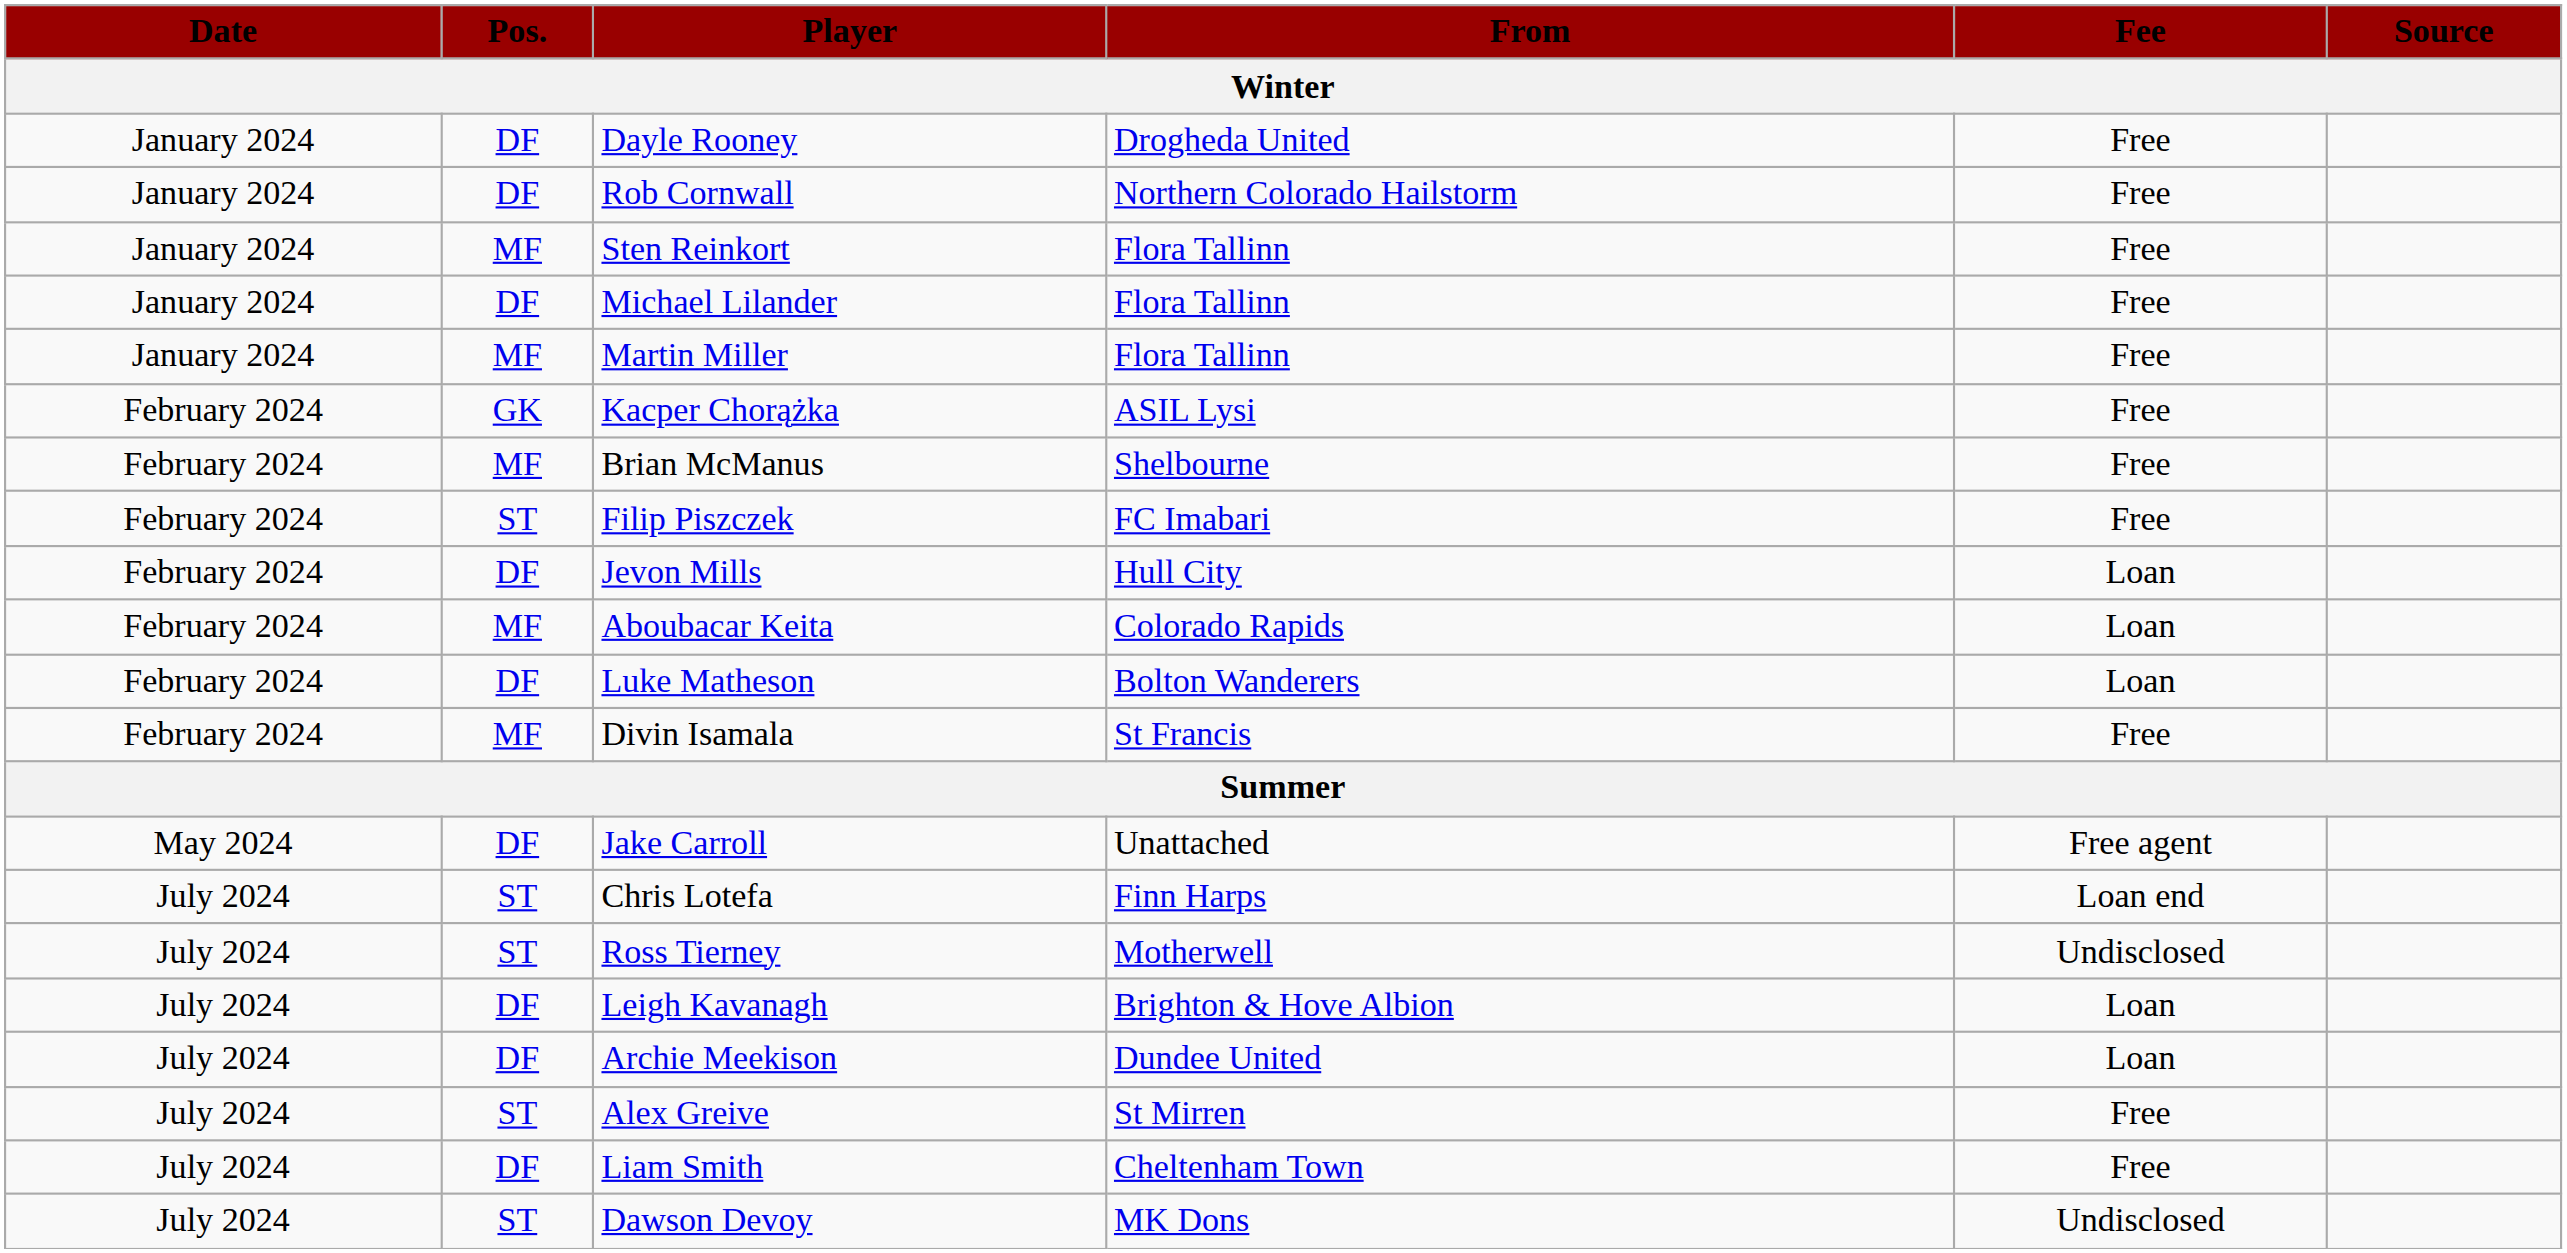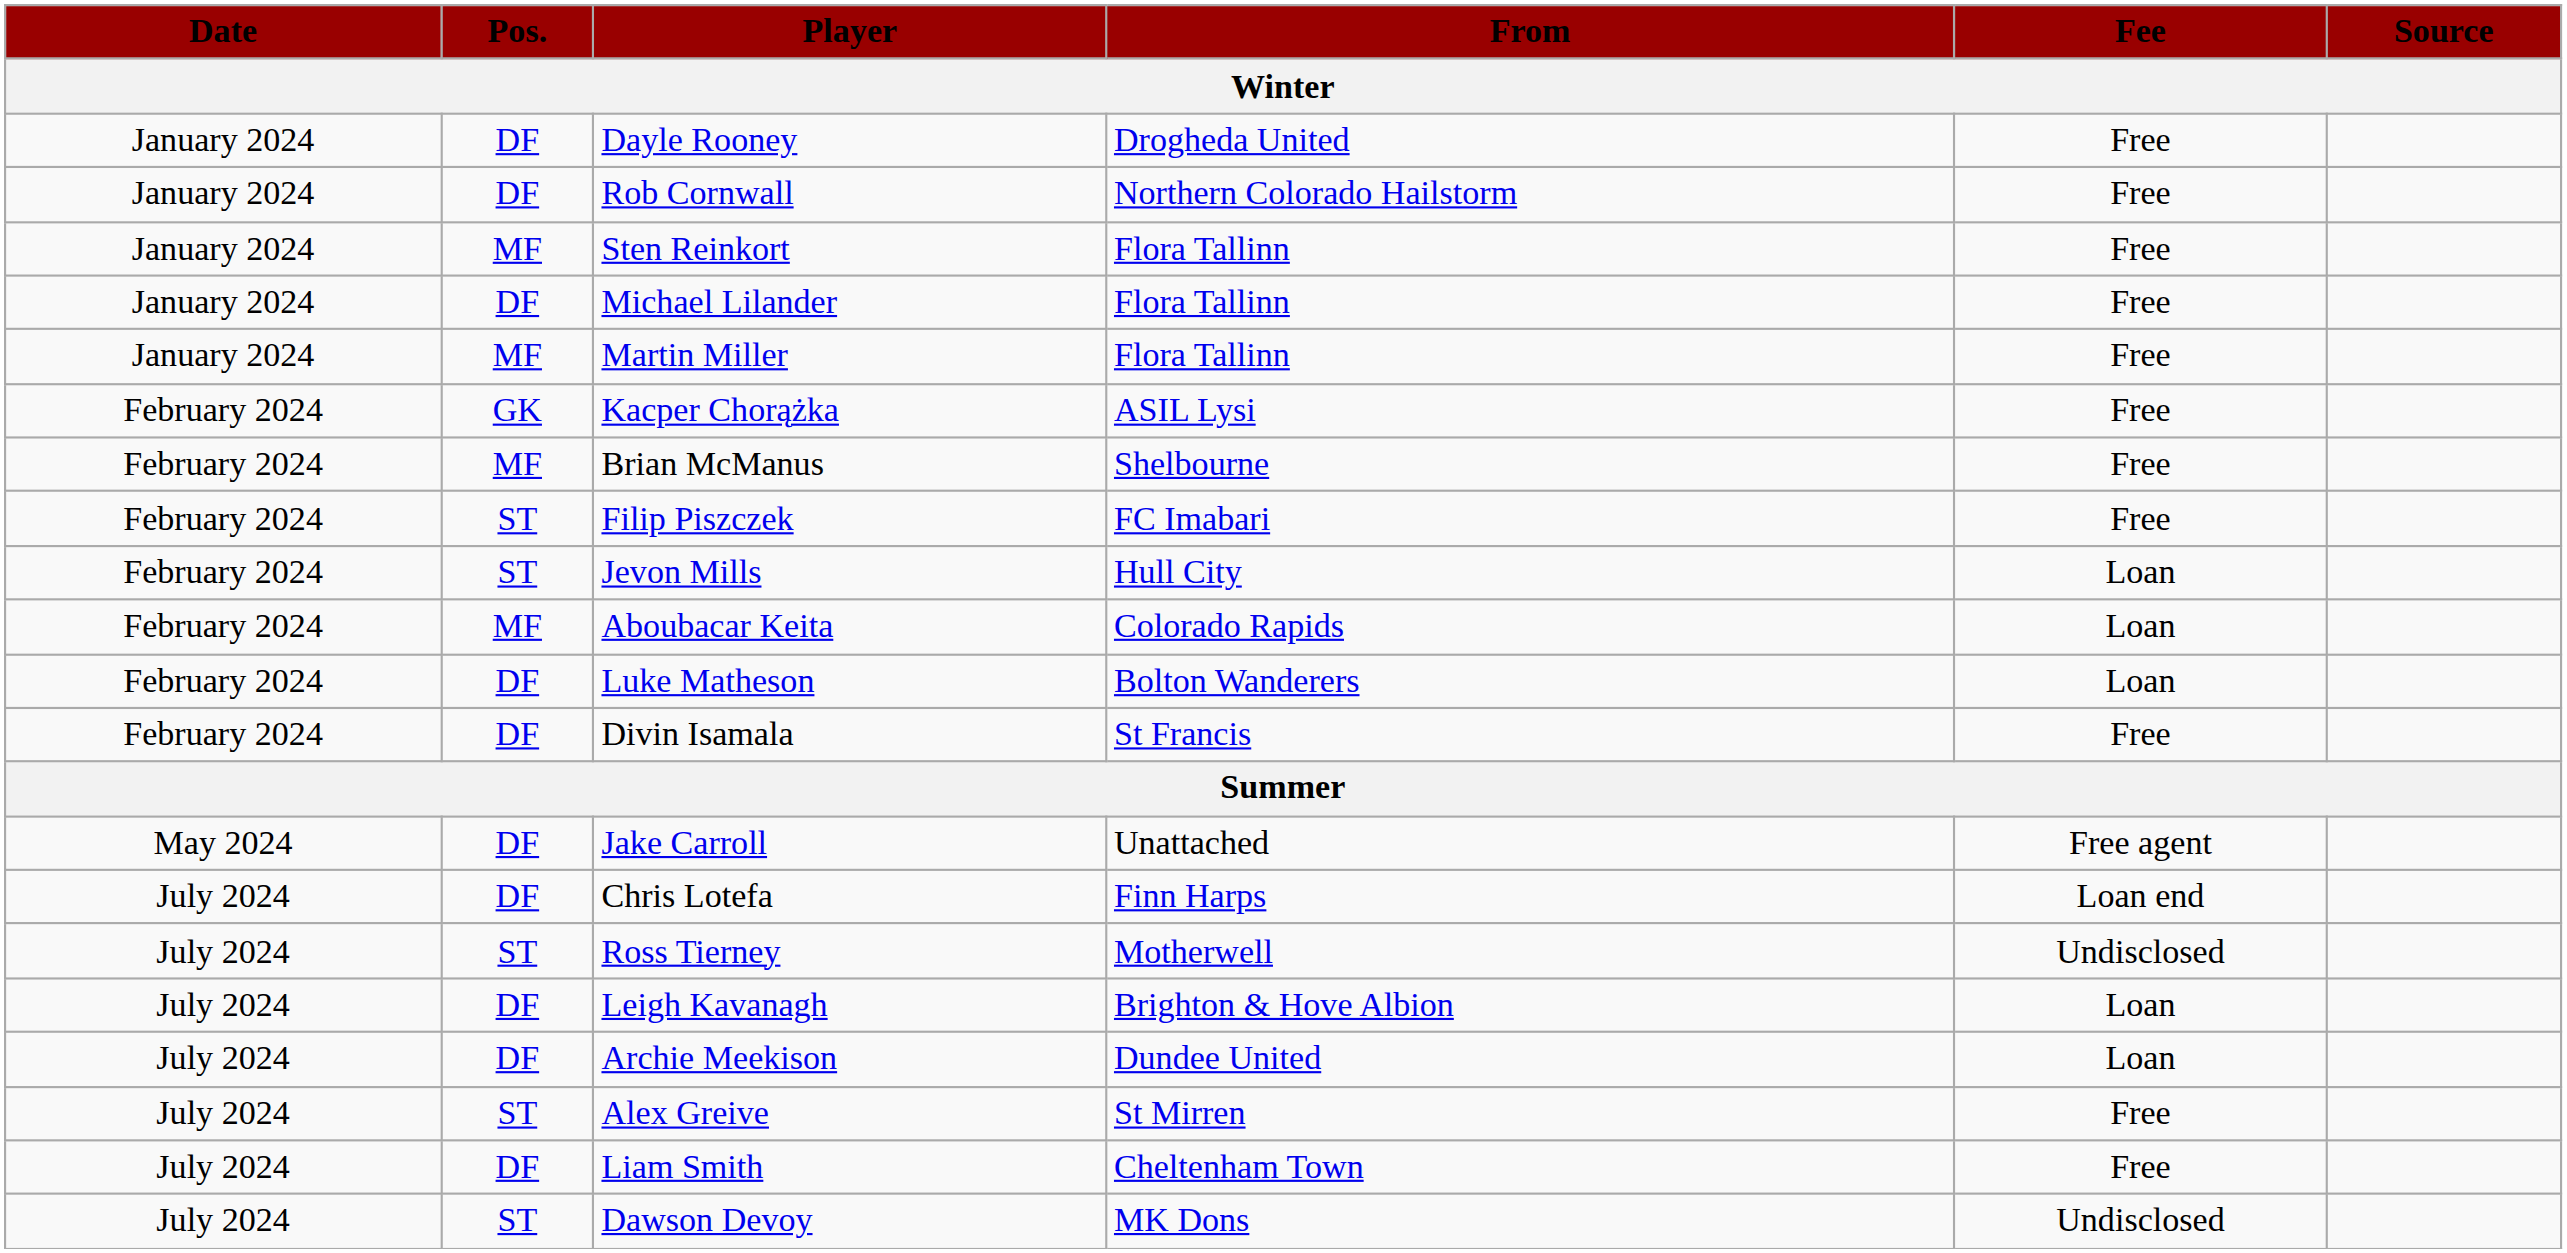(517, 572) DF -> (517, 572) ST
(517, 734) MF -> (517, 734) DF
(517, 896) ST -> (517, 896) DF
